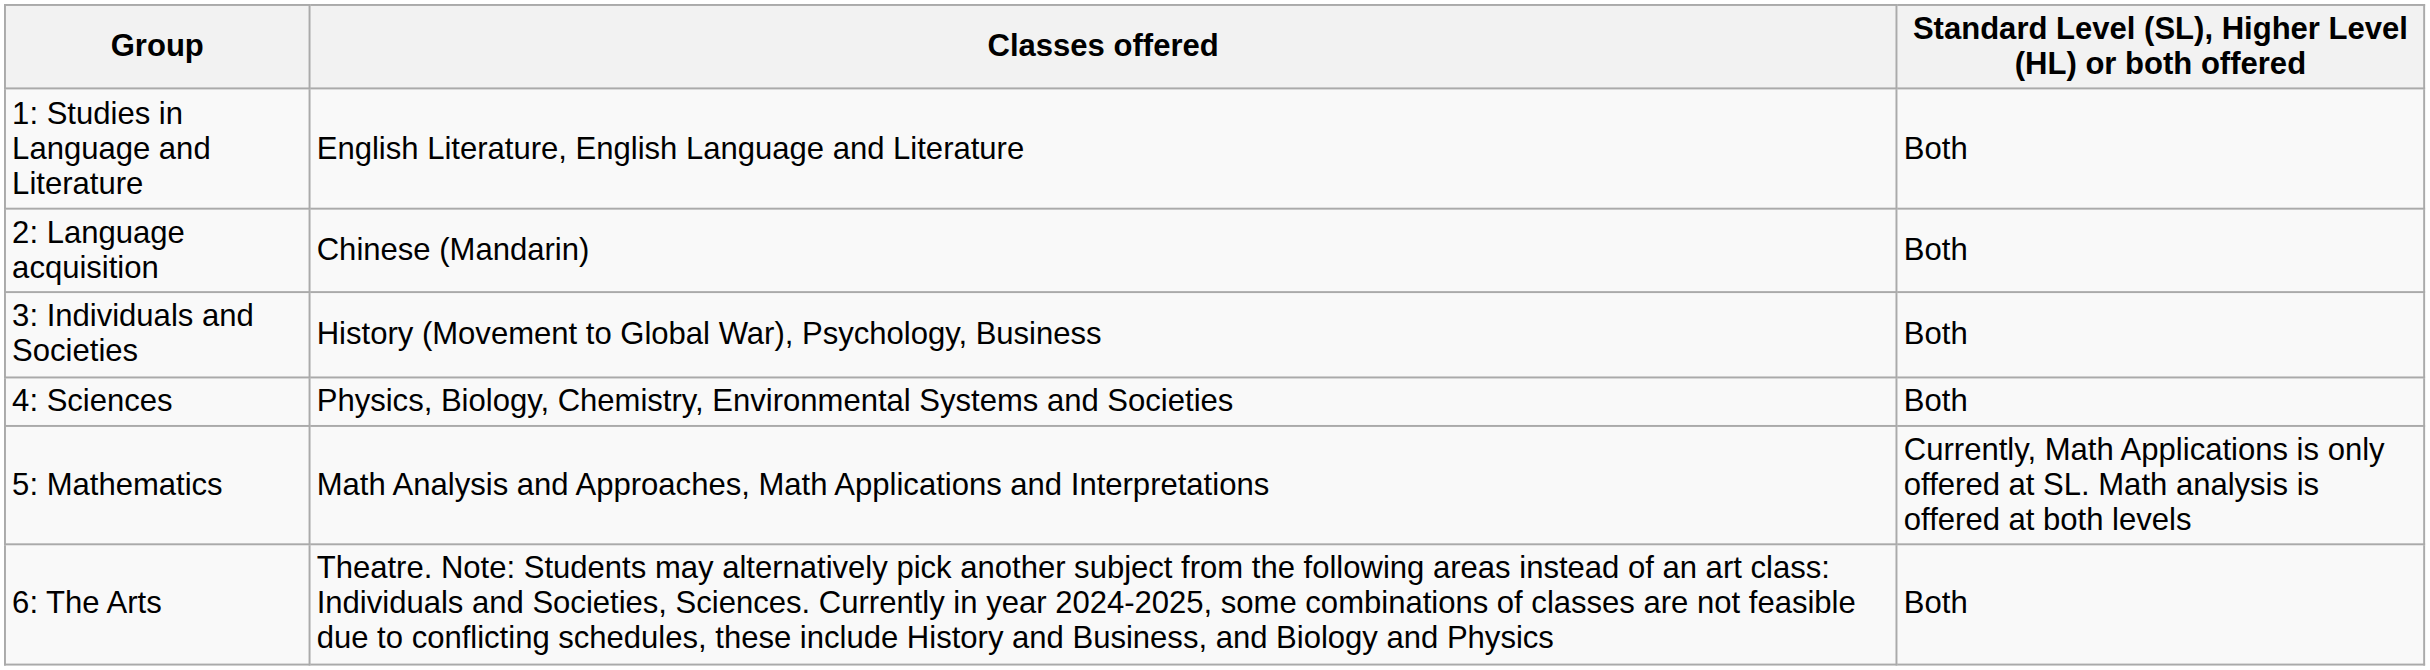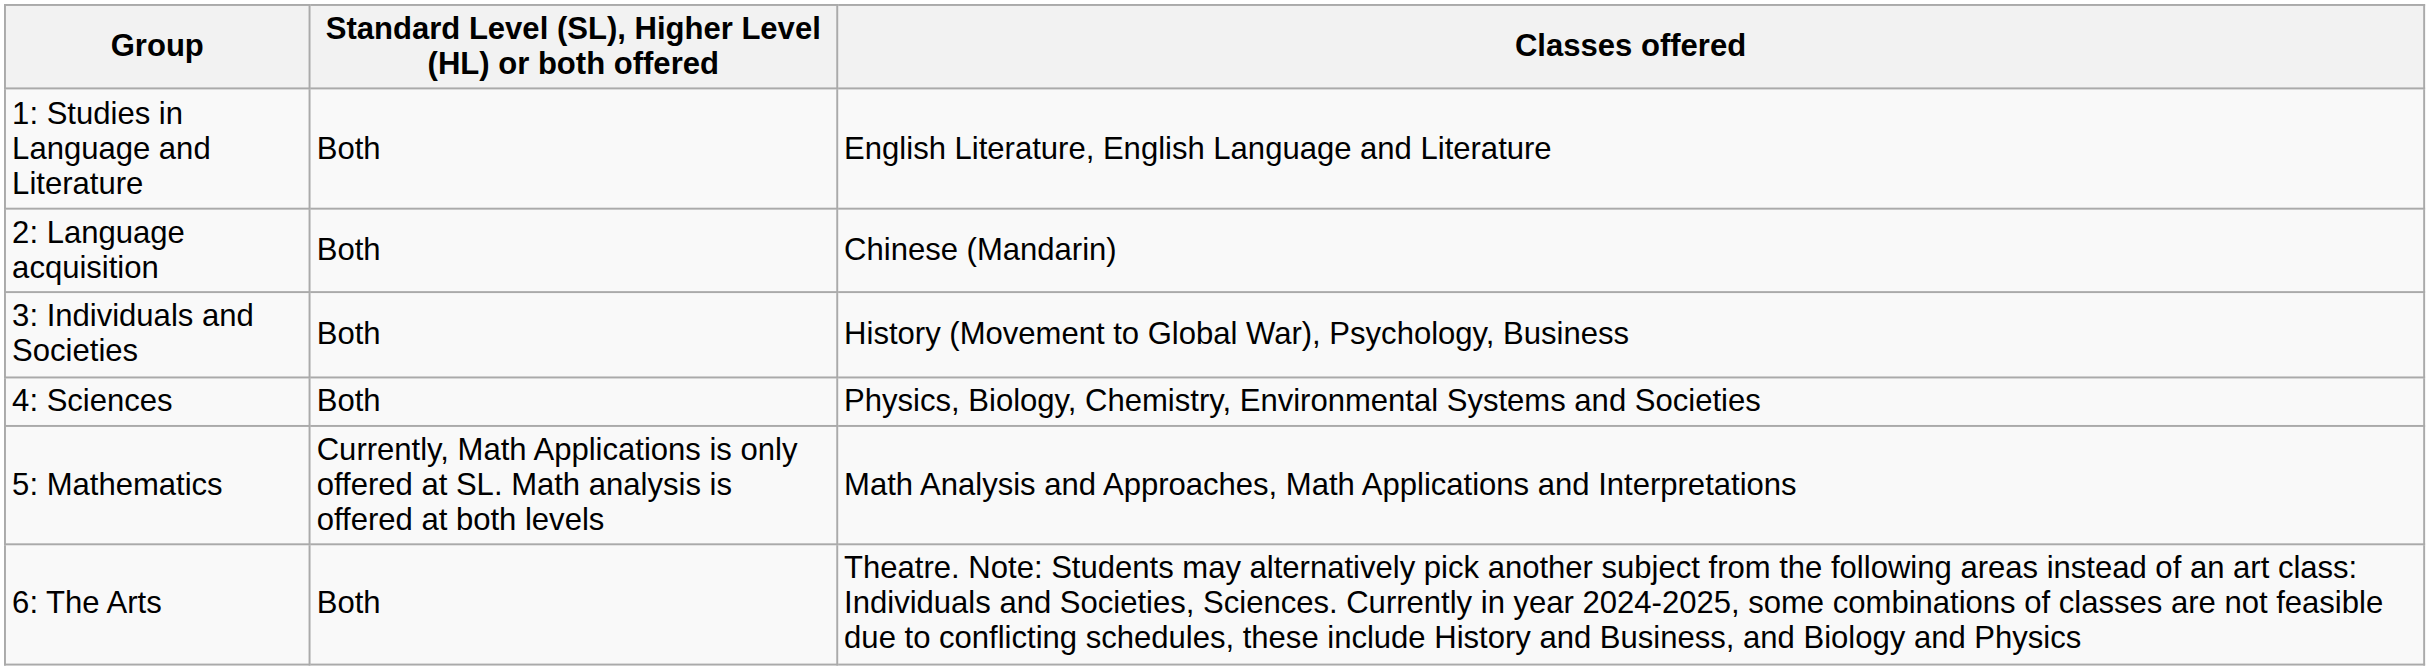columns swapped: (1103, 46) <-> (2160, 46)
